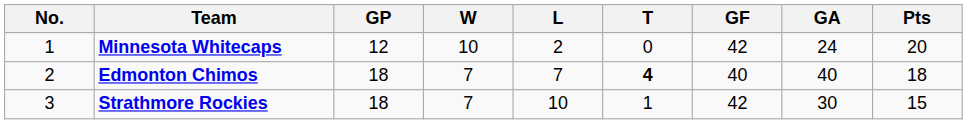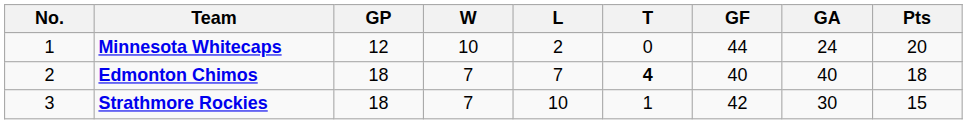(737, 47) 42 -> (737, 47) 44
